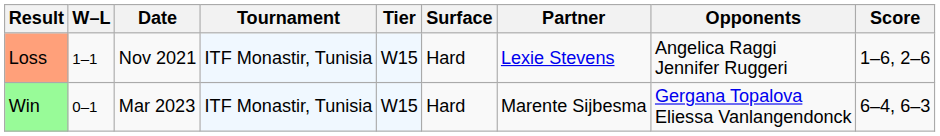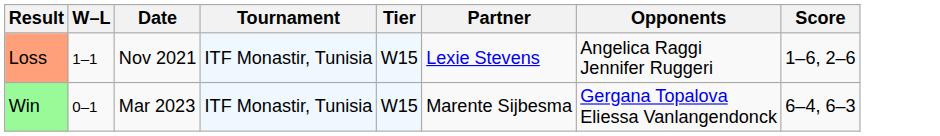- column: (459, 18)
